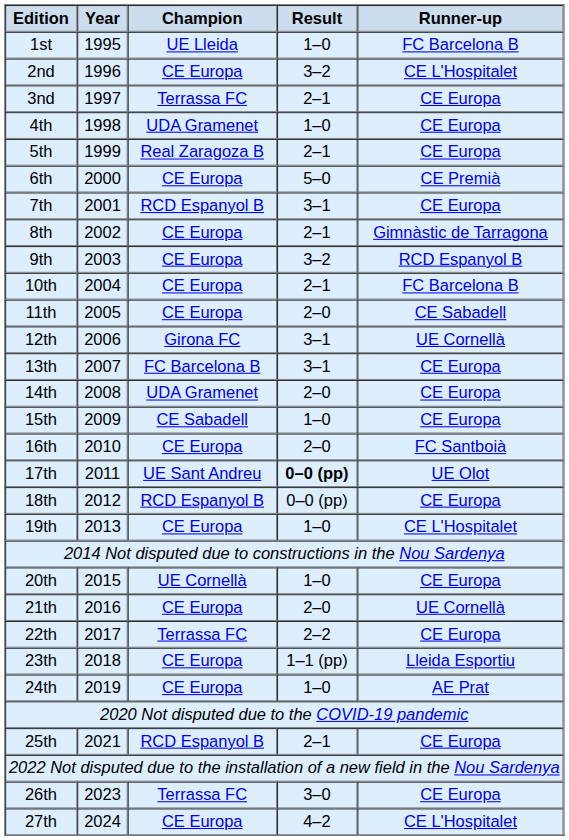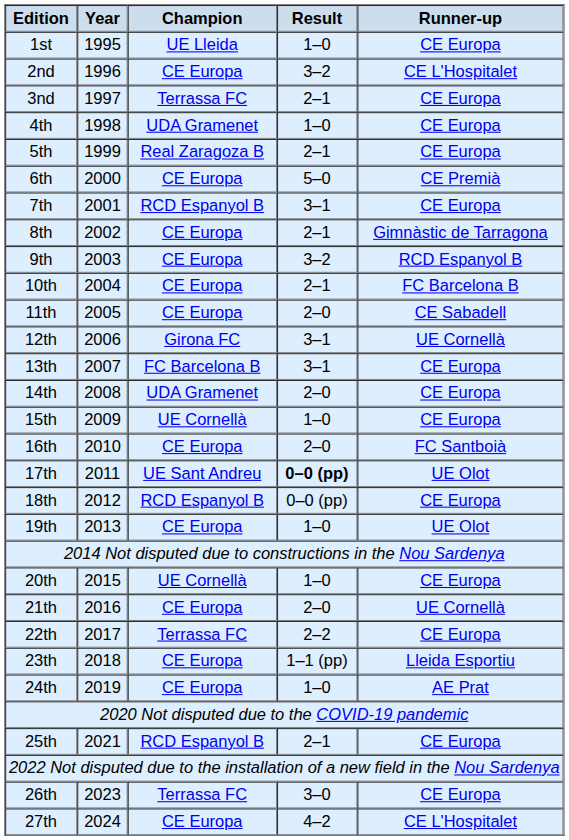(460, 45) FC Barcelona B -> (460, 45) CE Europa
(202, 420) CE Sabadell -> (202, 420) UE Cornellà
(460, 527) CE L'Hospitalet -> (460, 527) UE Olot
